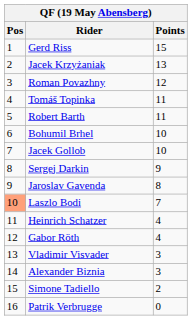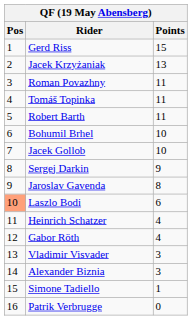(161, 82) 12 -> (161, 82) 11
(158, 202) 7 -> (158, 202) 6
(158, 289) 2 -> (158, 289) 1
